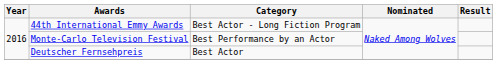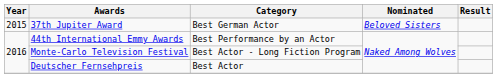+ row: (77, 25)
(276, 25) Best Actor - Long Fiction Program -> (264, 39) Best Performance by an Actor
(264, 39) Best Performance by an Actor -> (276, 53) Best Actor - Long Fiction Program
